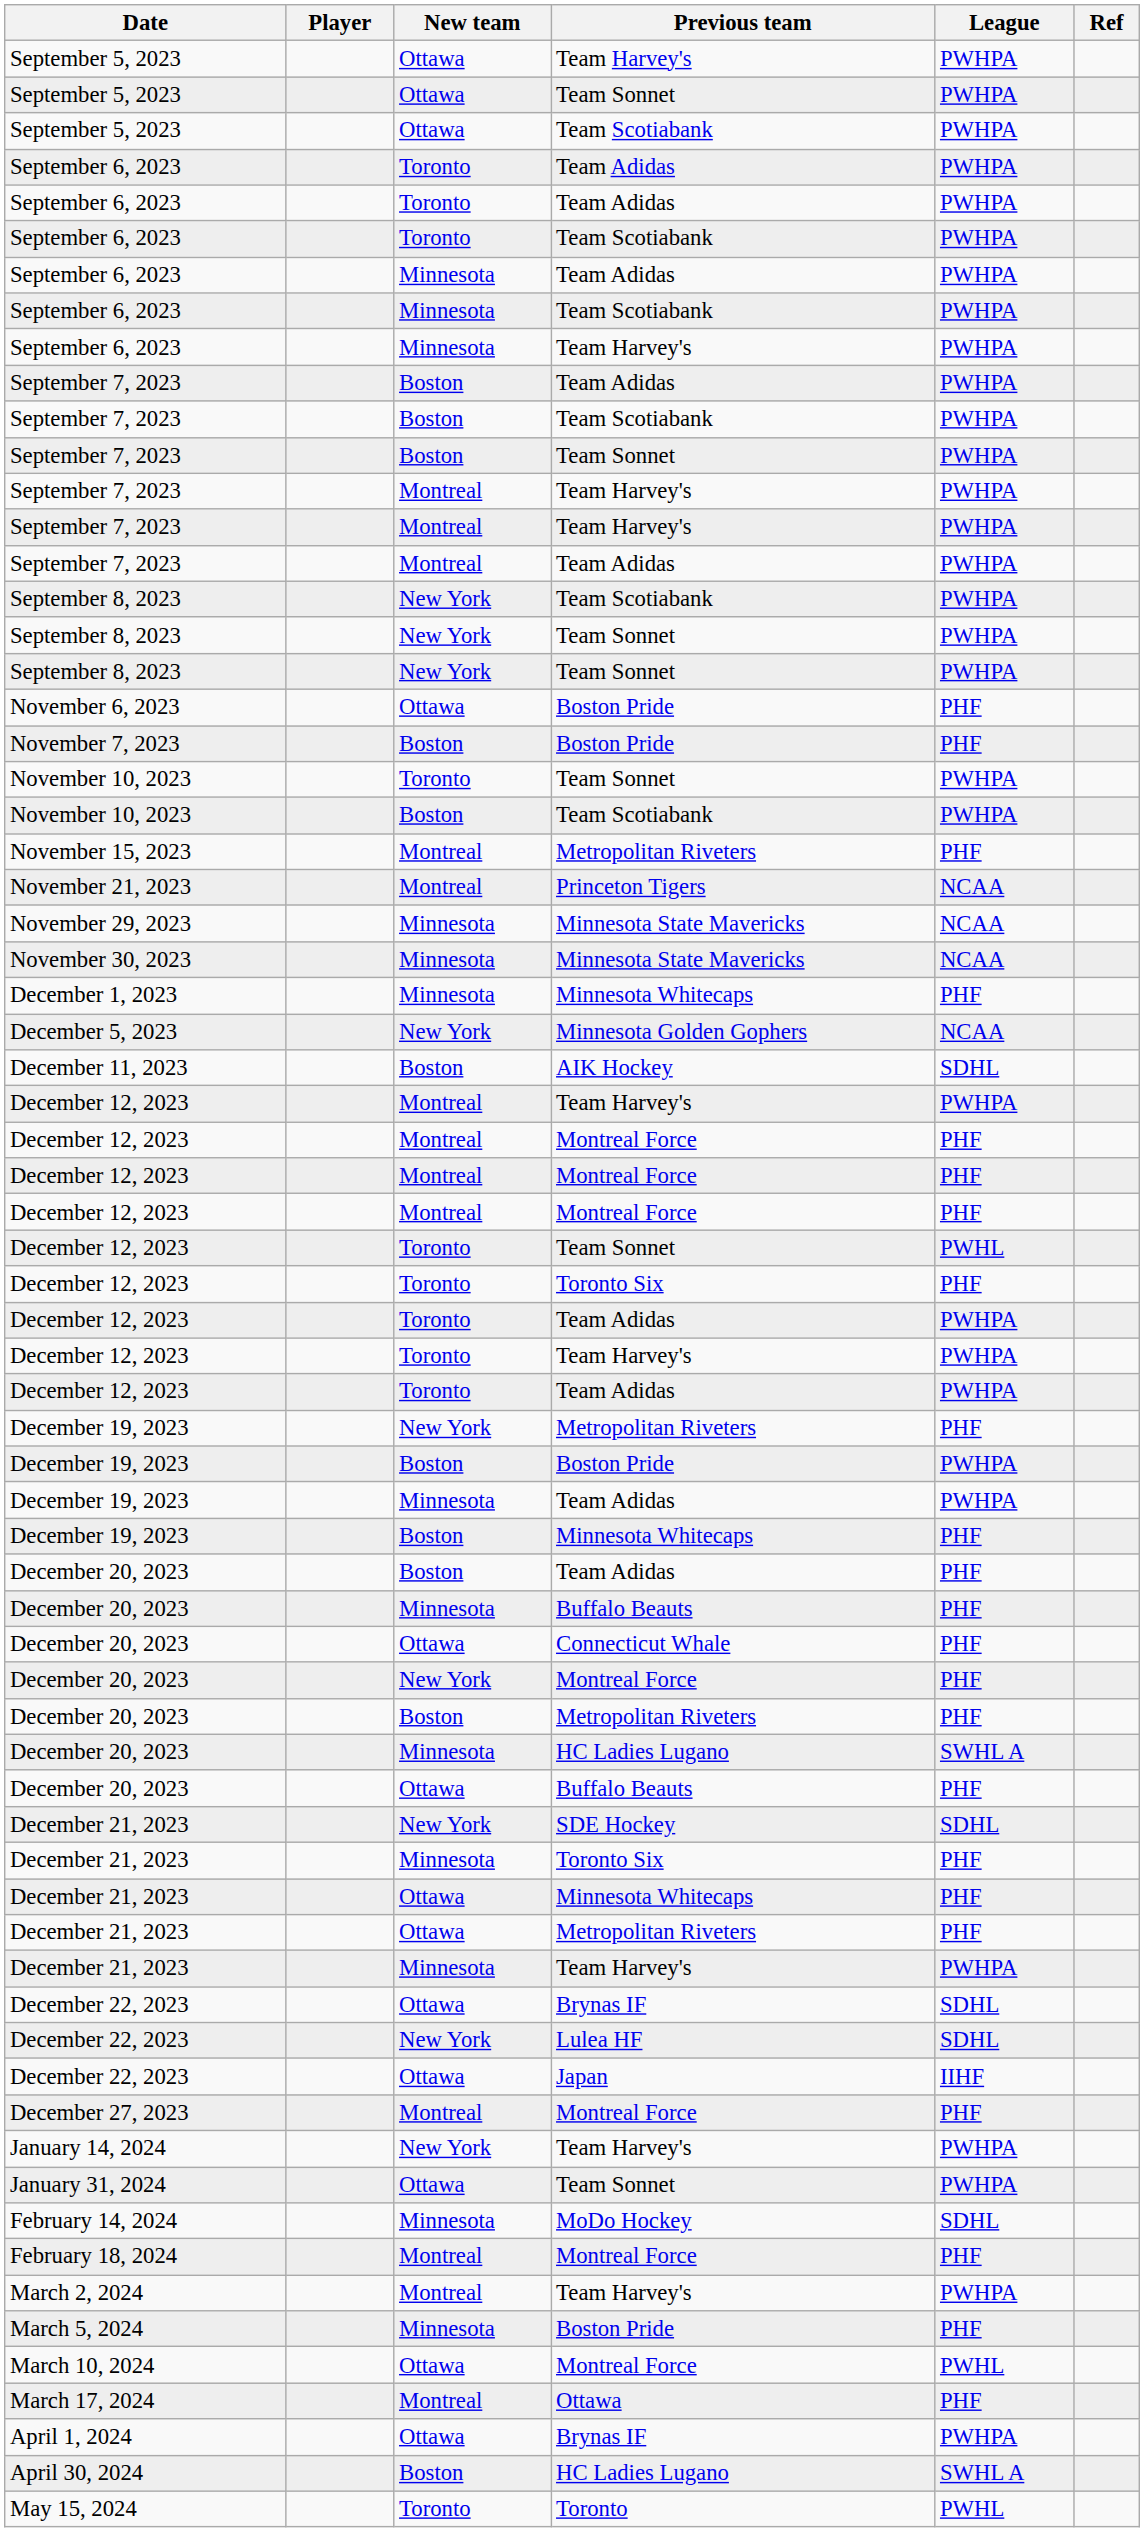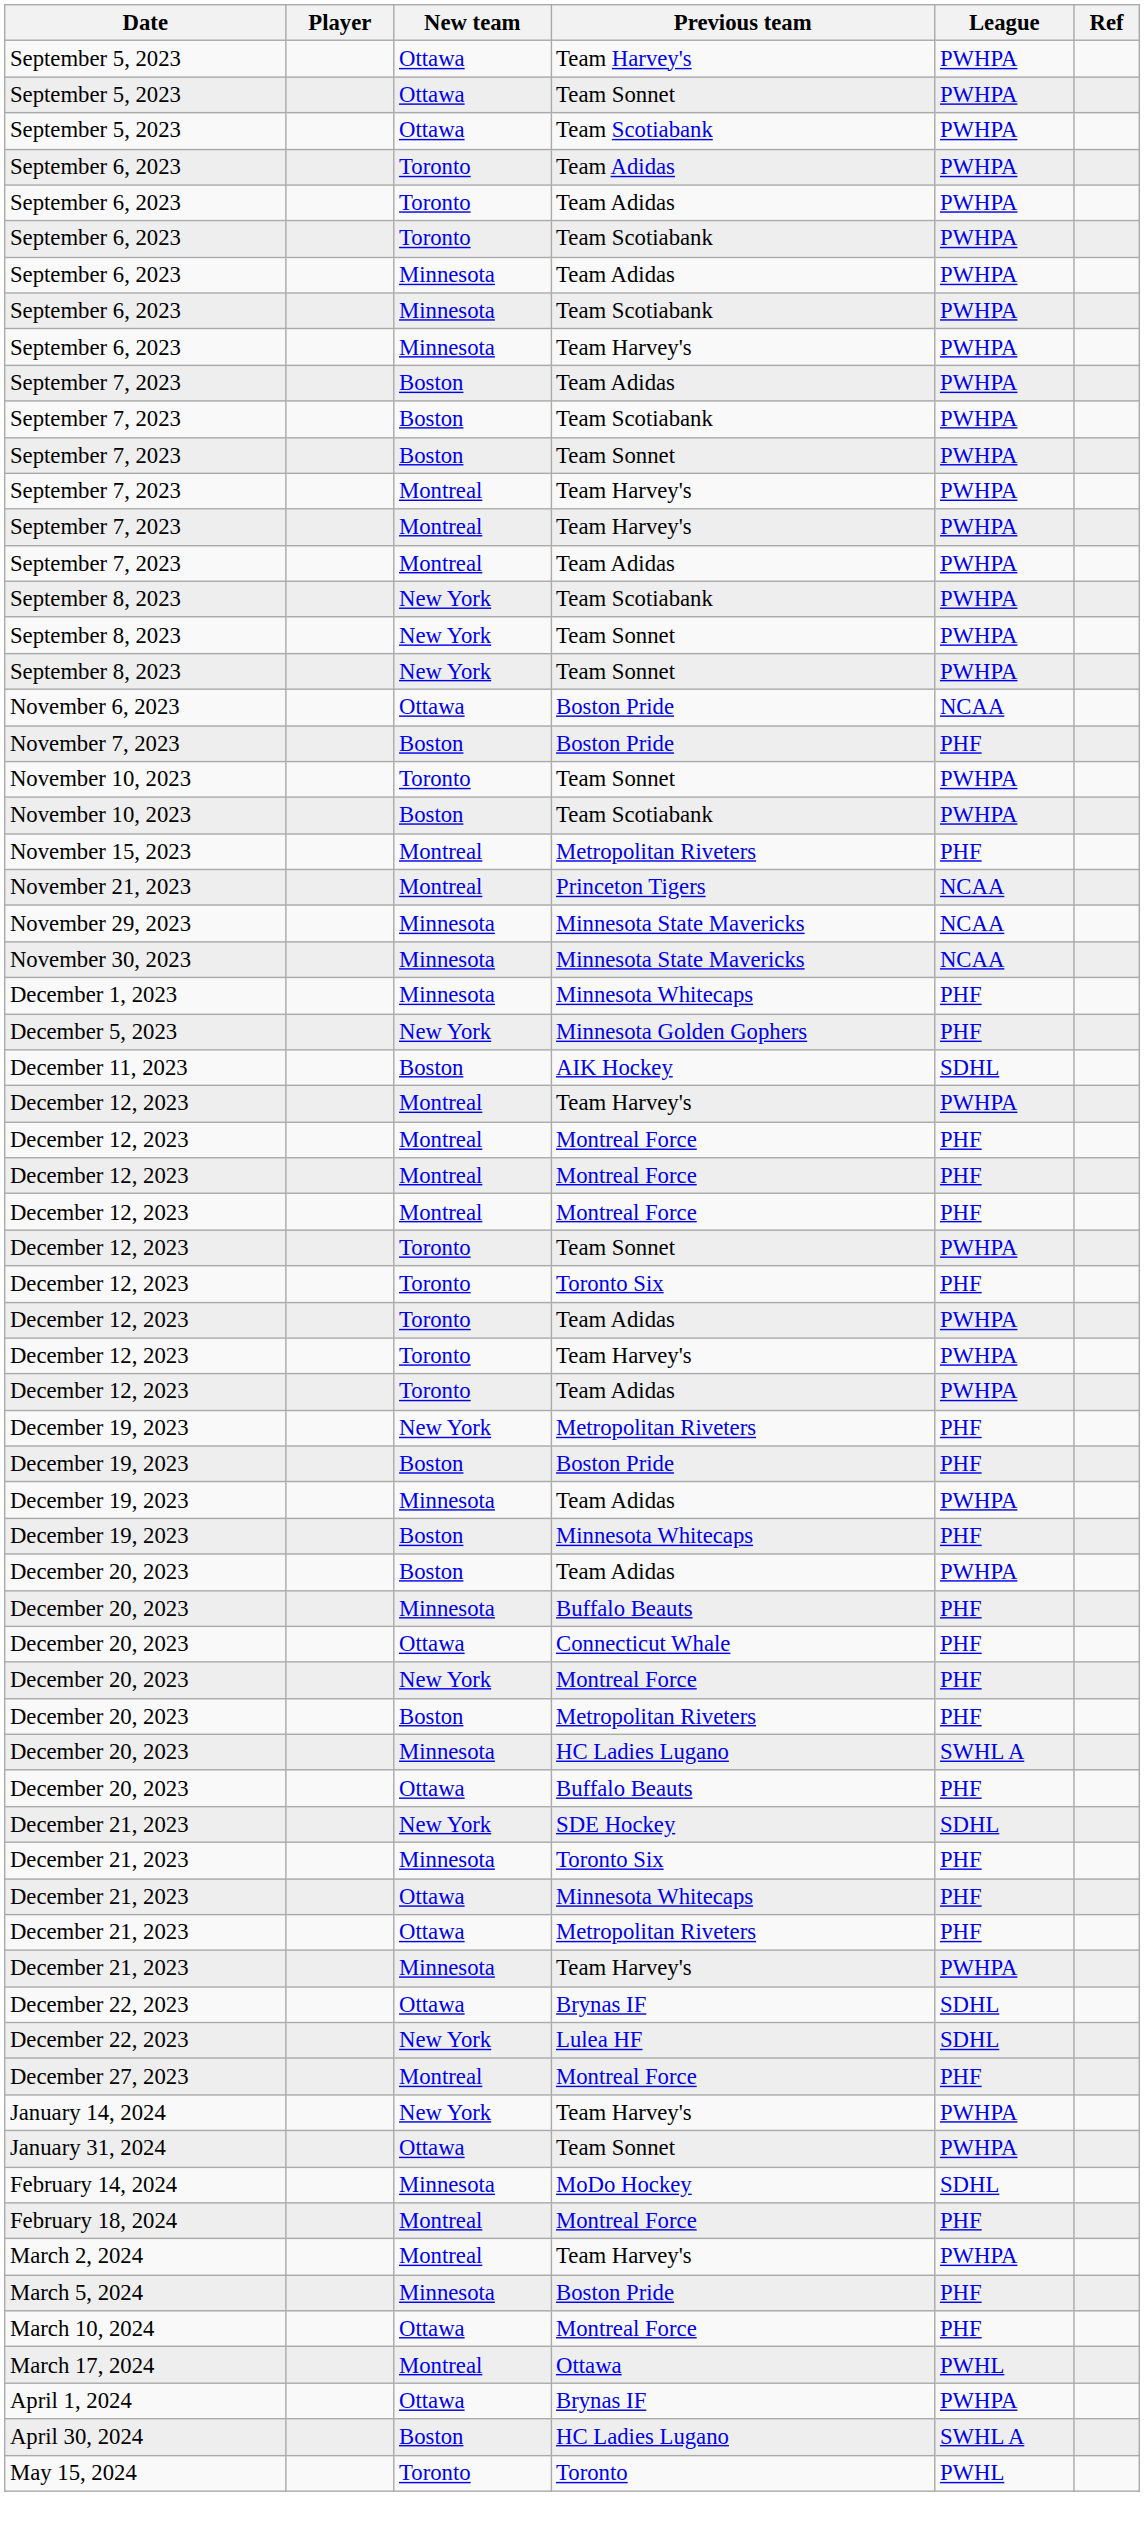(961, 707) PHF -> (972, 707) NCAA
(972, 1031) NCAA -> (961, 1031) PHF
(972, 1247) PWHL -> (979, 1247) PWHPA
(979, 1463) PWHPA -> (961, 1463) PHF
(961, 1571) PHF -> (979, 1571) PWHPA
- row: (99, 2076)
(972, 2364) PWHL -> (961, 2328) PHF
(961, 2400) PHF -> (972, 2364) PWHL
